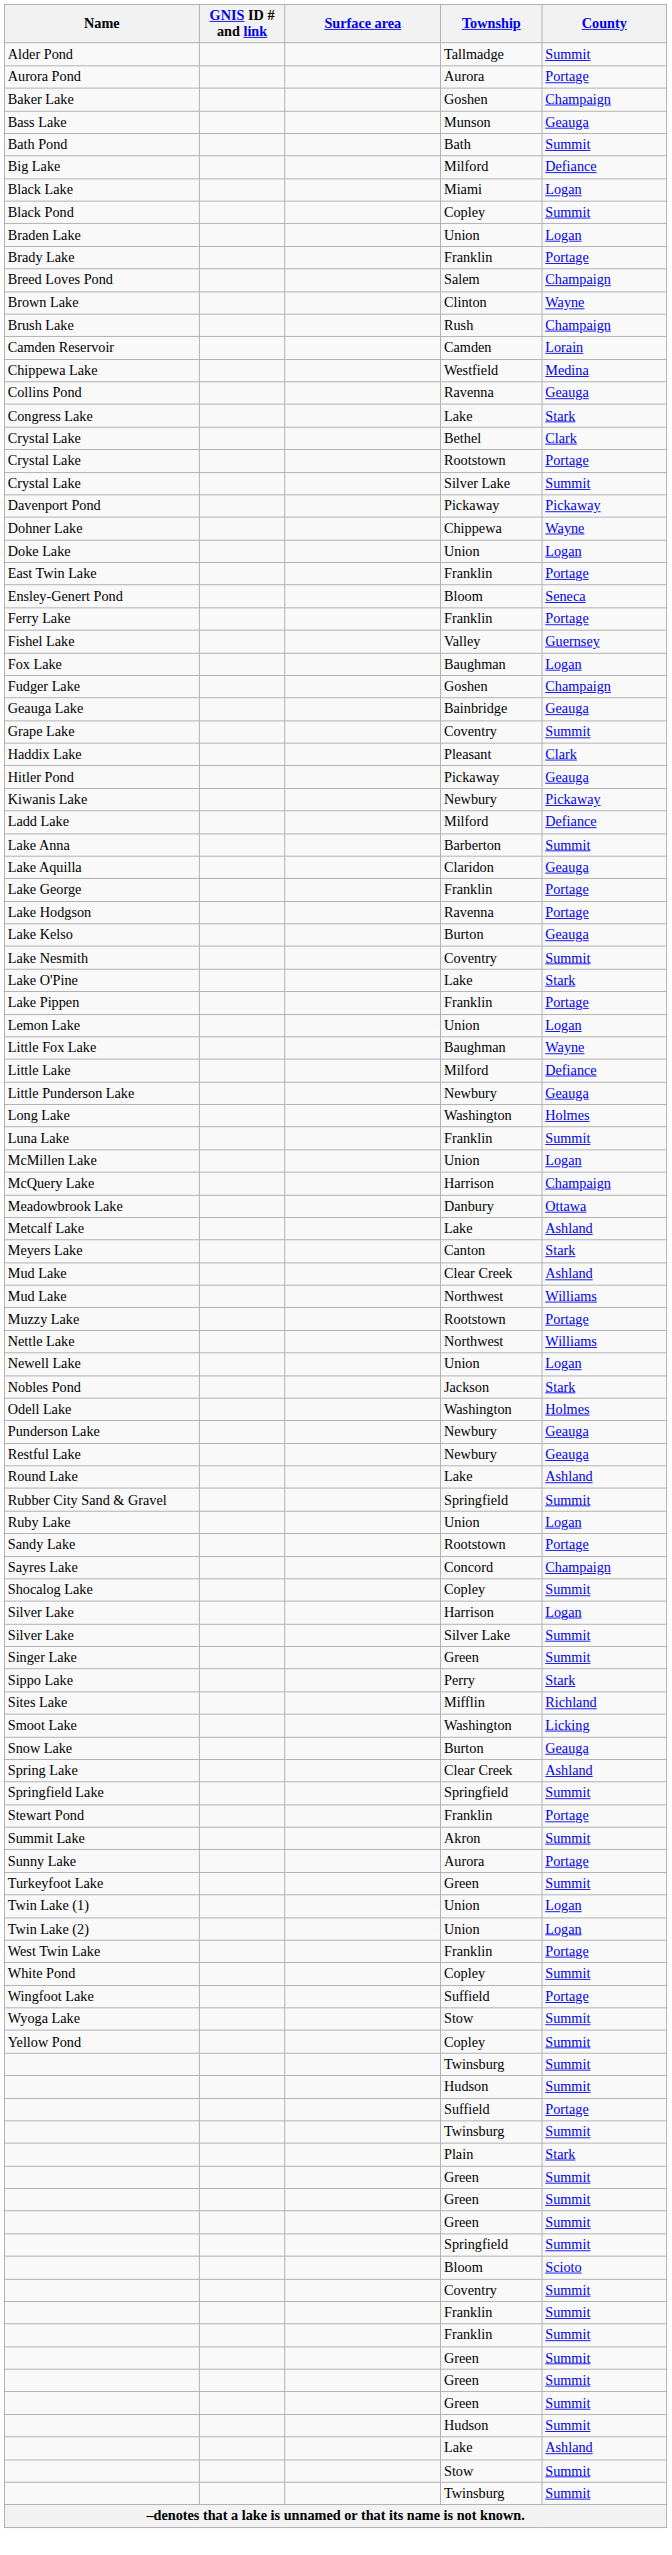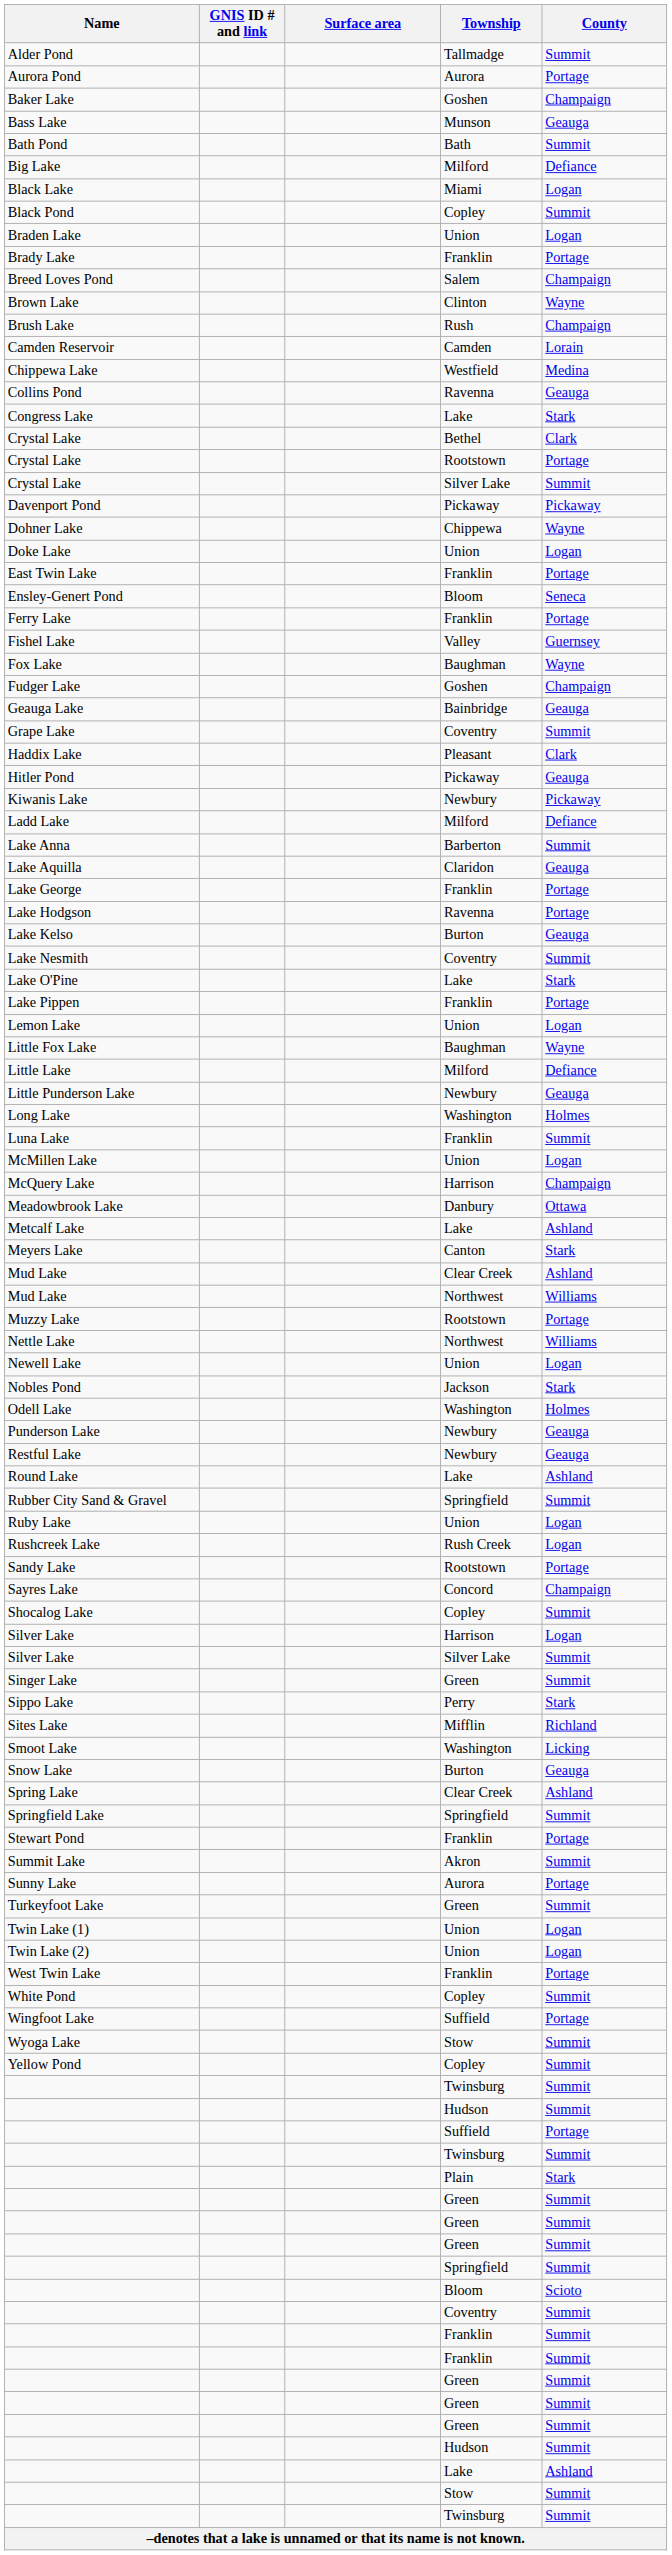(563, 664) Logan -> (565, 664) Wayne
+ row: (54, 1544)
